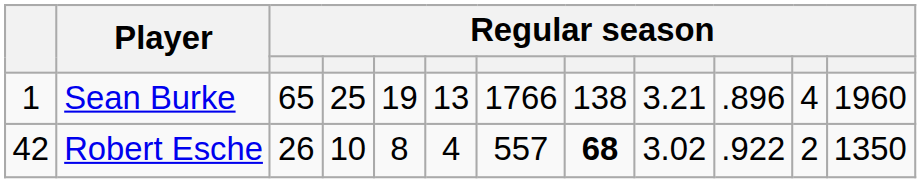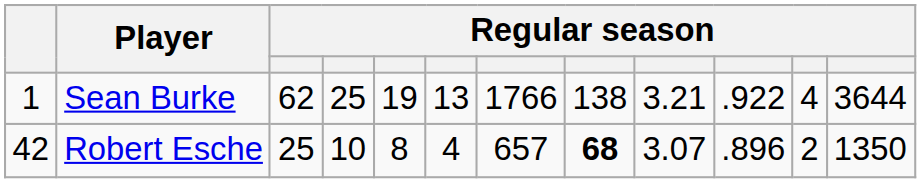(296, 97) 65 -> (296, 97) 62
(753, 97) .896 -> (753, 97) .922
(870, 97) 1960 -> (870, 97) 3644
(296, 149) 26 -> (296, 149) 25
(521, 149) 557 -> (521, 149) 657
(674, 149) 3.02 -> (674, 149) 3.07
(753, 149) .922 -> (753, 149) .896
